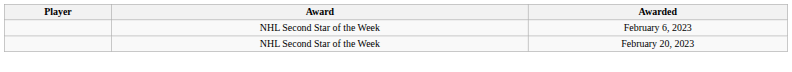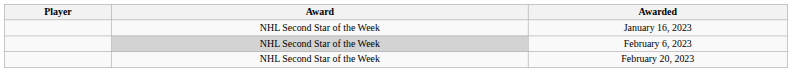+ row: (658, 28)
(320, 28) no background -> (320, 43) lightgrey background
